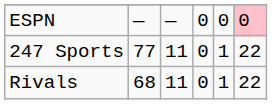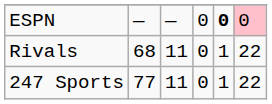(223, 20) normal -> (223, 20) bold
rows swapped: (44, 83) <-> (67, 51)
